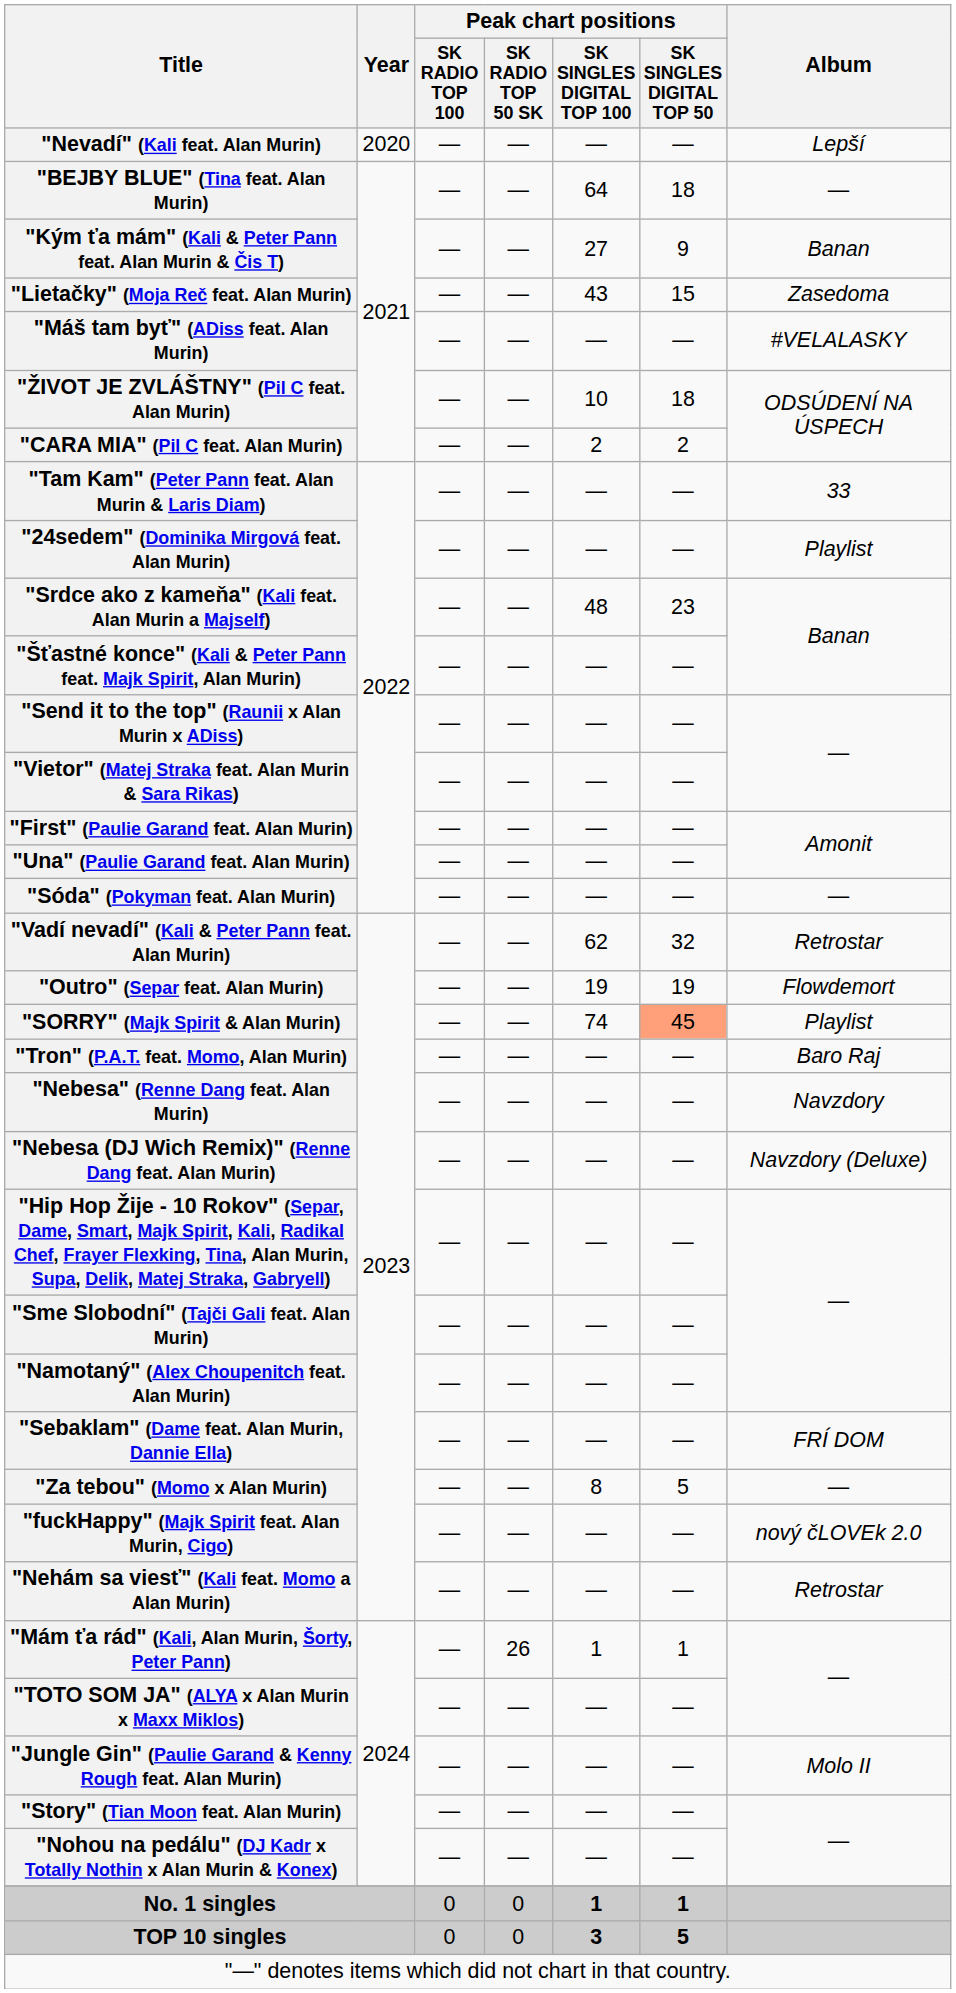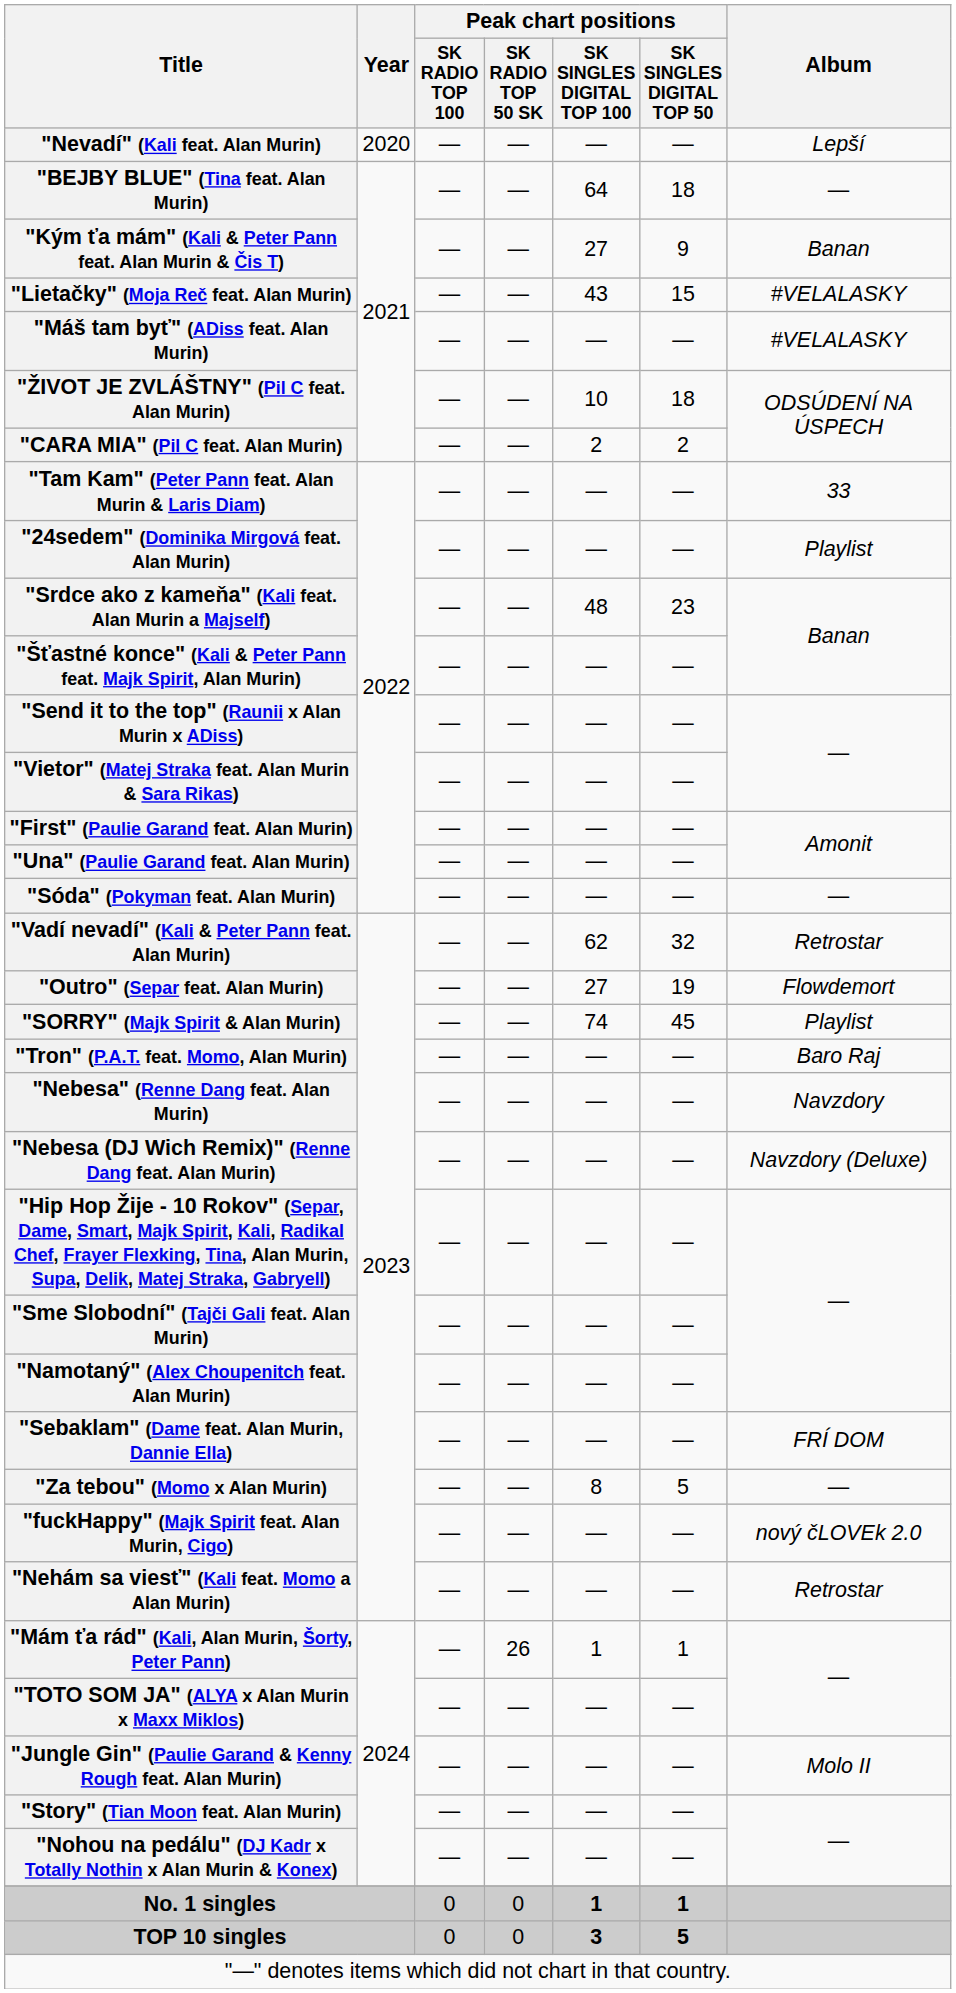(839, 294) Zasedoma -> (839, 294) #VELALASKY
(596, 987) 19 -> (596, 987) 27
(683, 1021) lightsalmon background -> (683, 1021) no background
